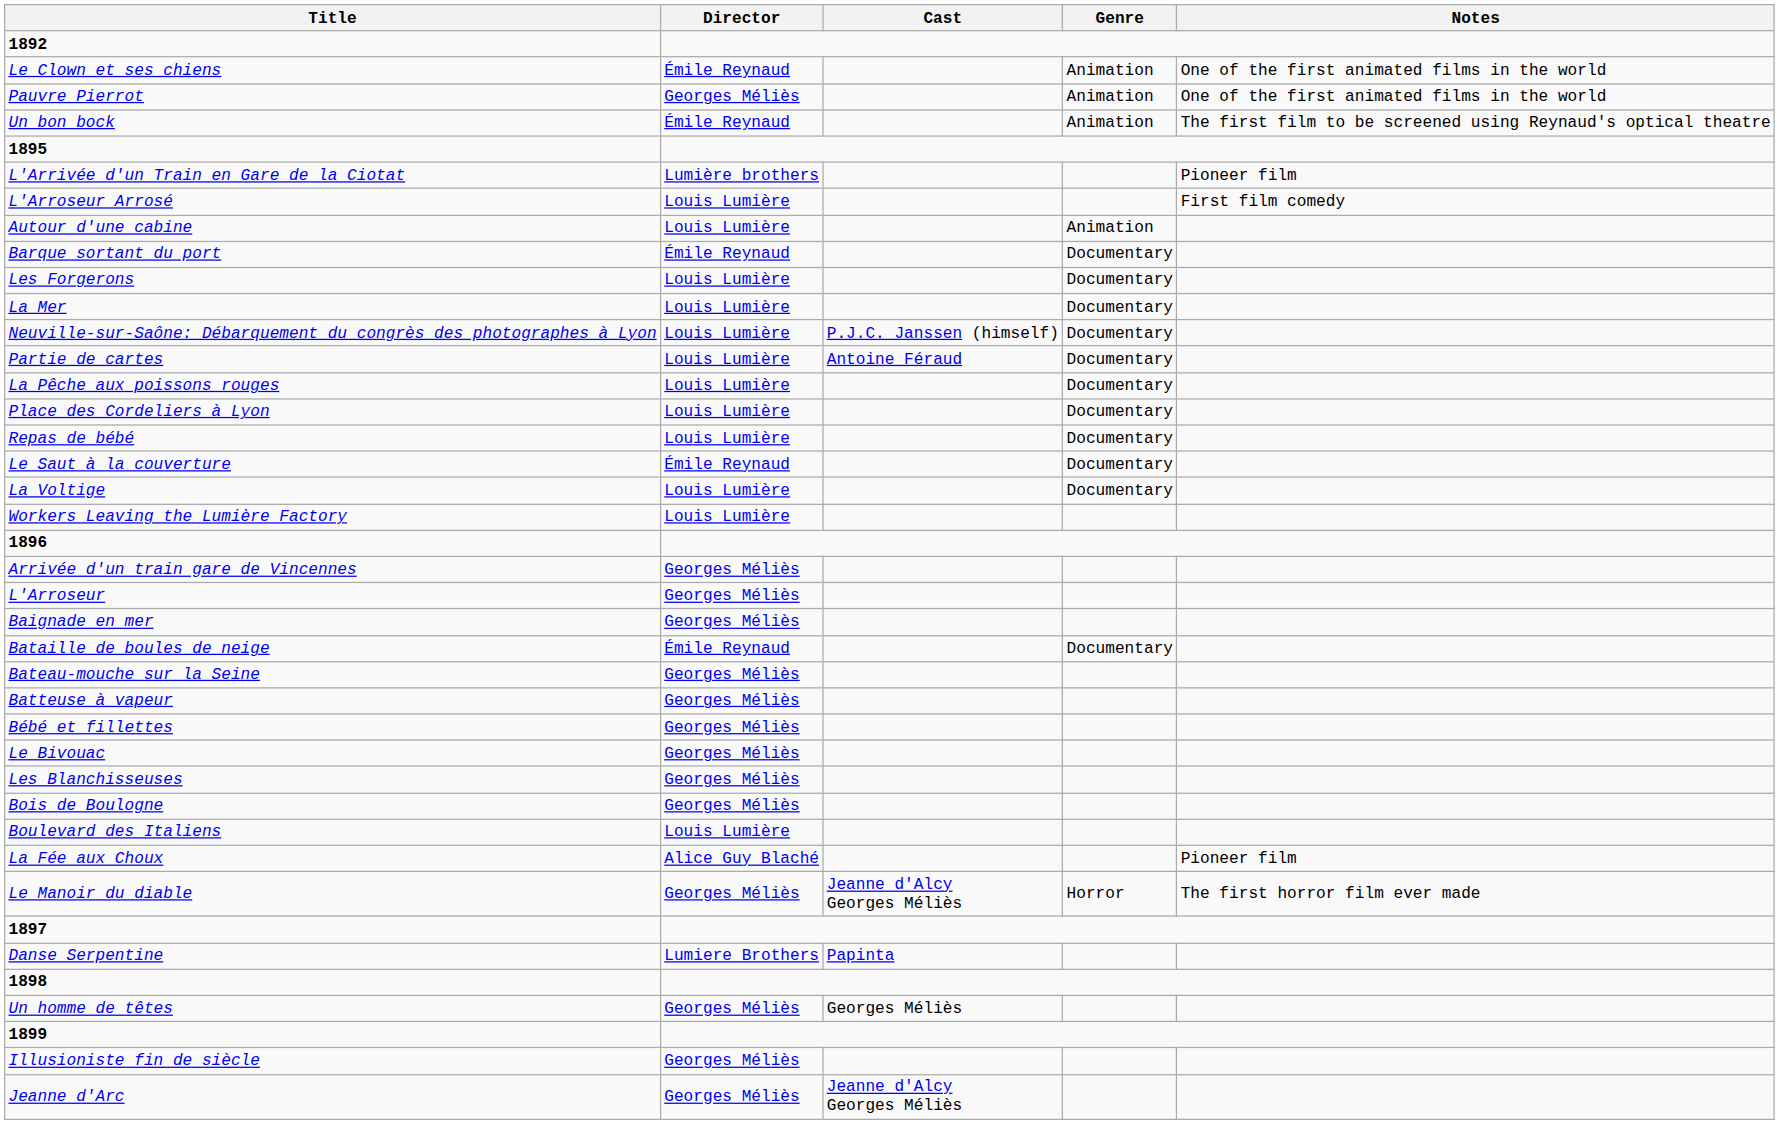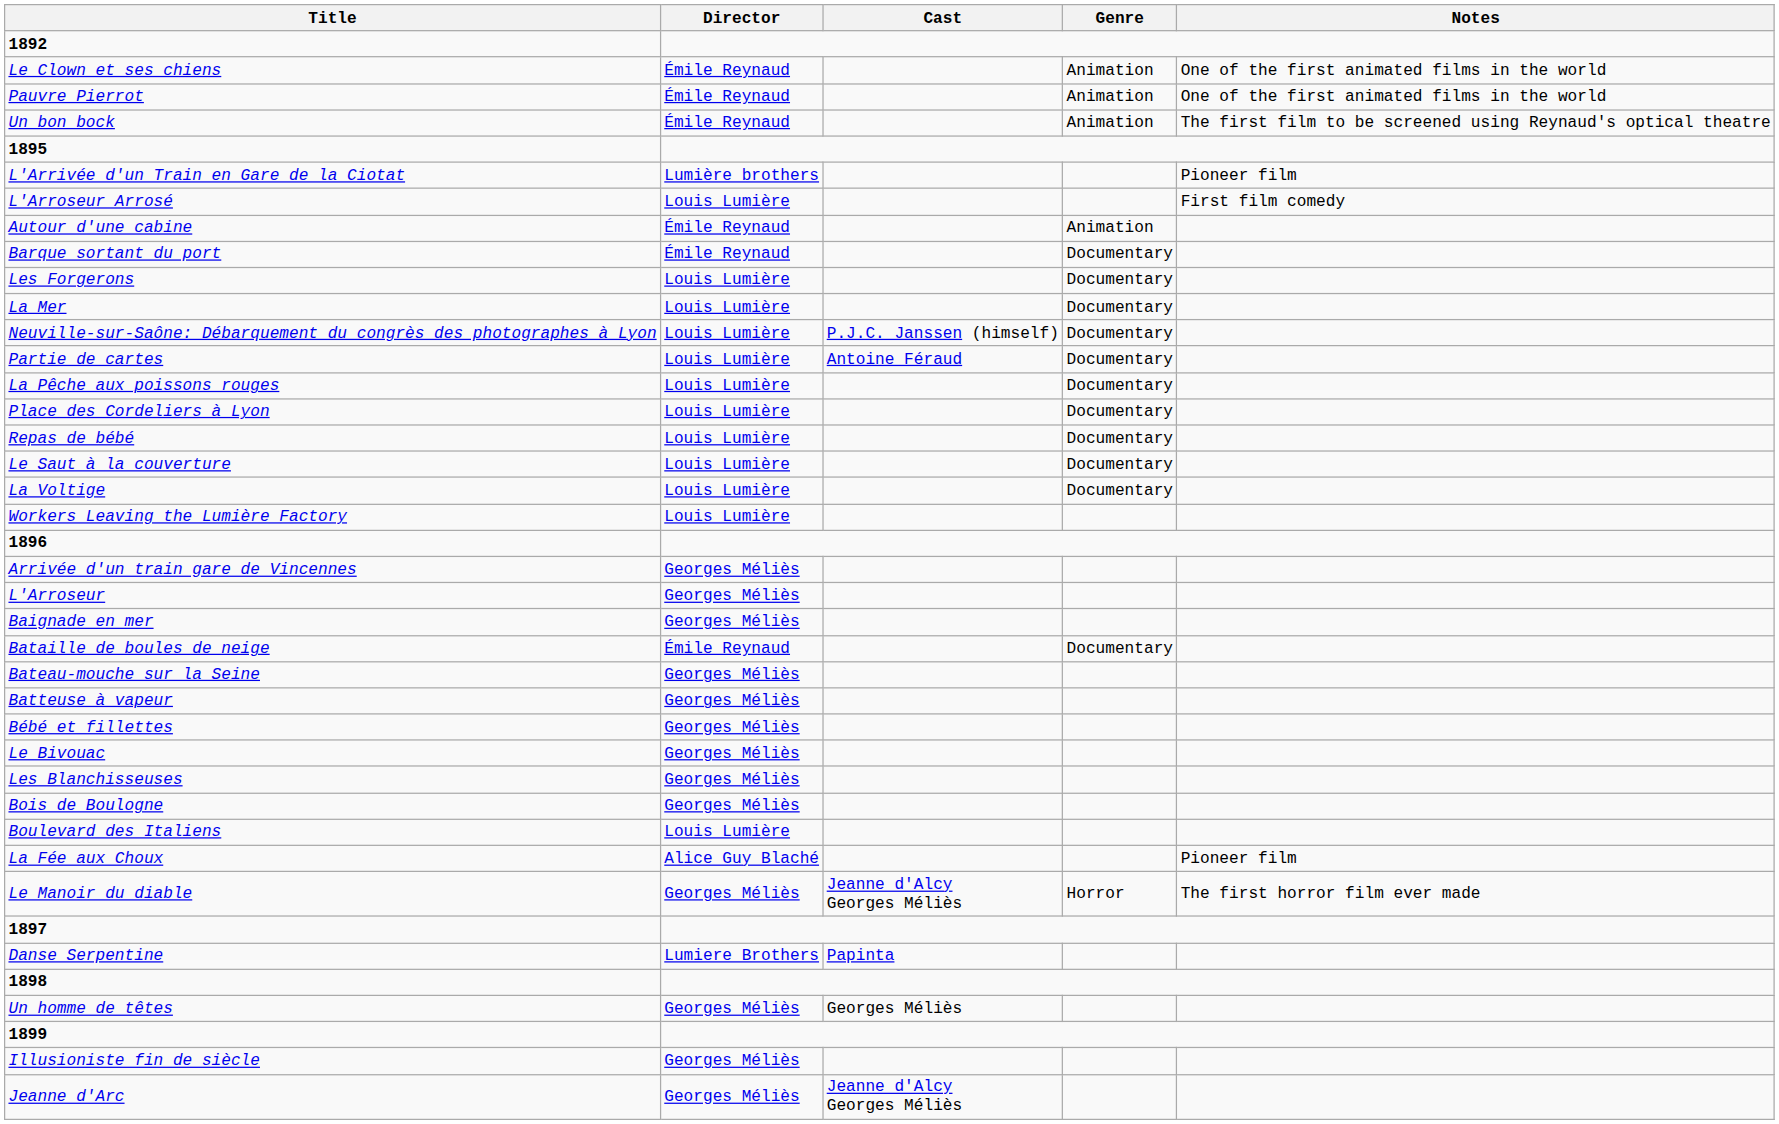(732, 97) Georges Méliès -> (727, 97) Émile Reynaud
(727, 228) Louis Lumière -> (727, 228) Émile Reynaud
(727, 464) Émile Reynaud -> (727, 464) Louis Lumière
